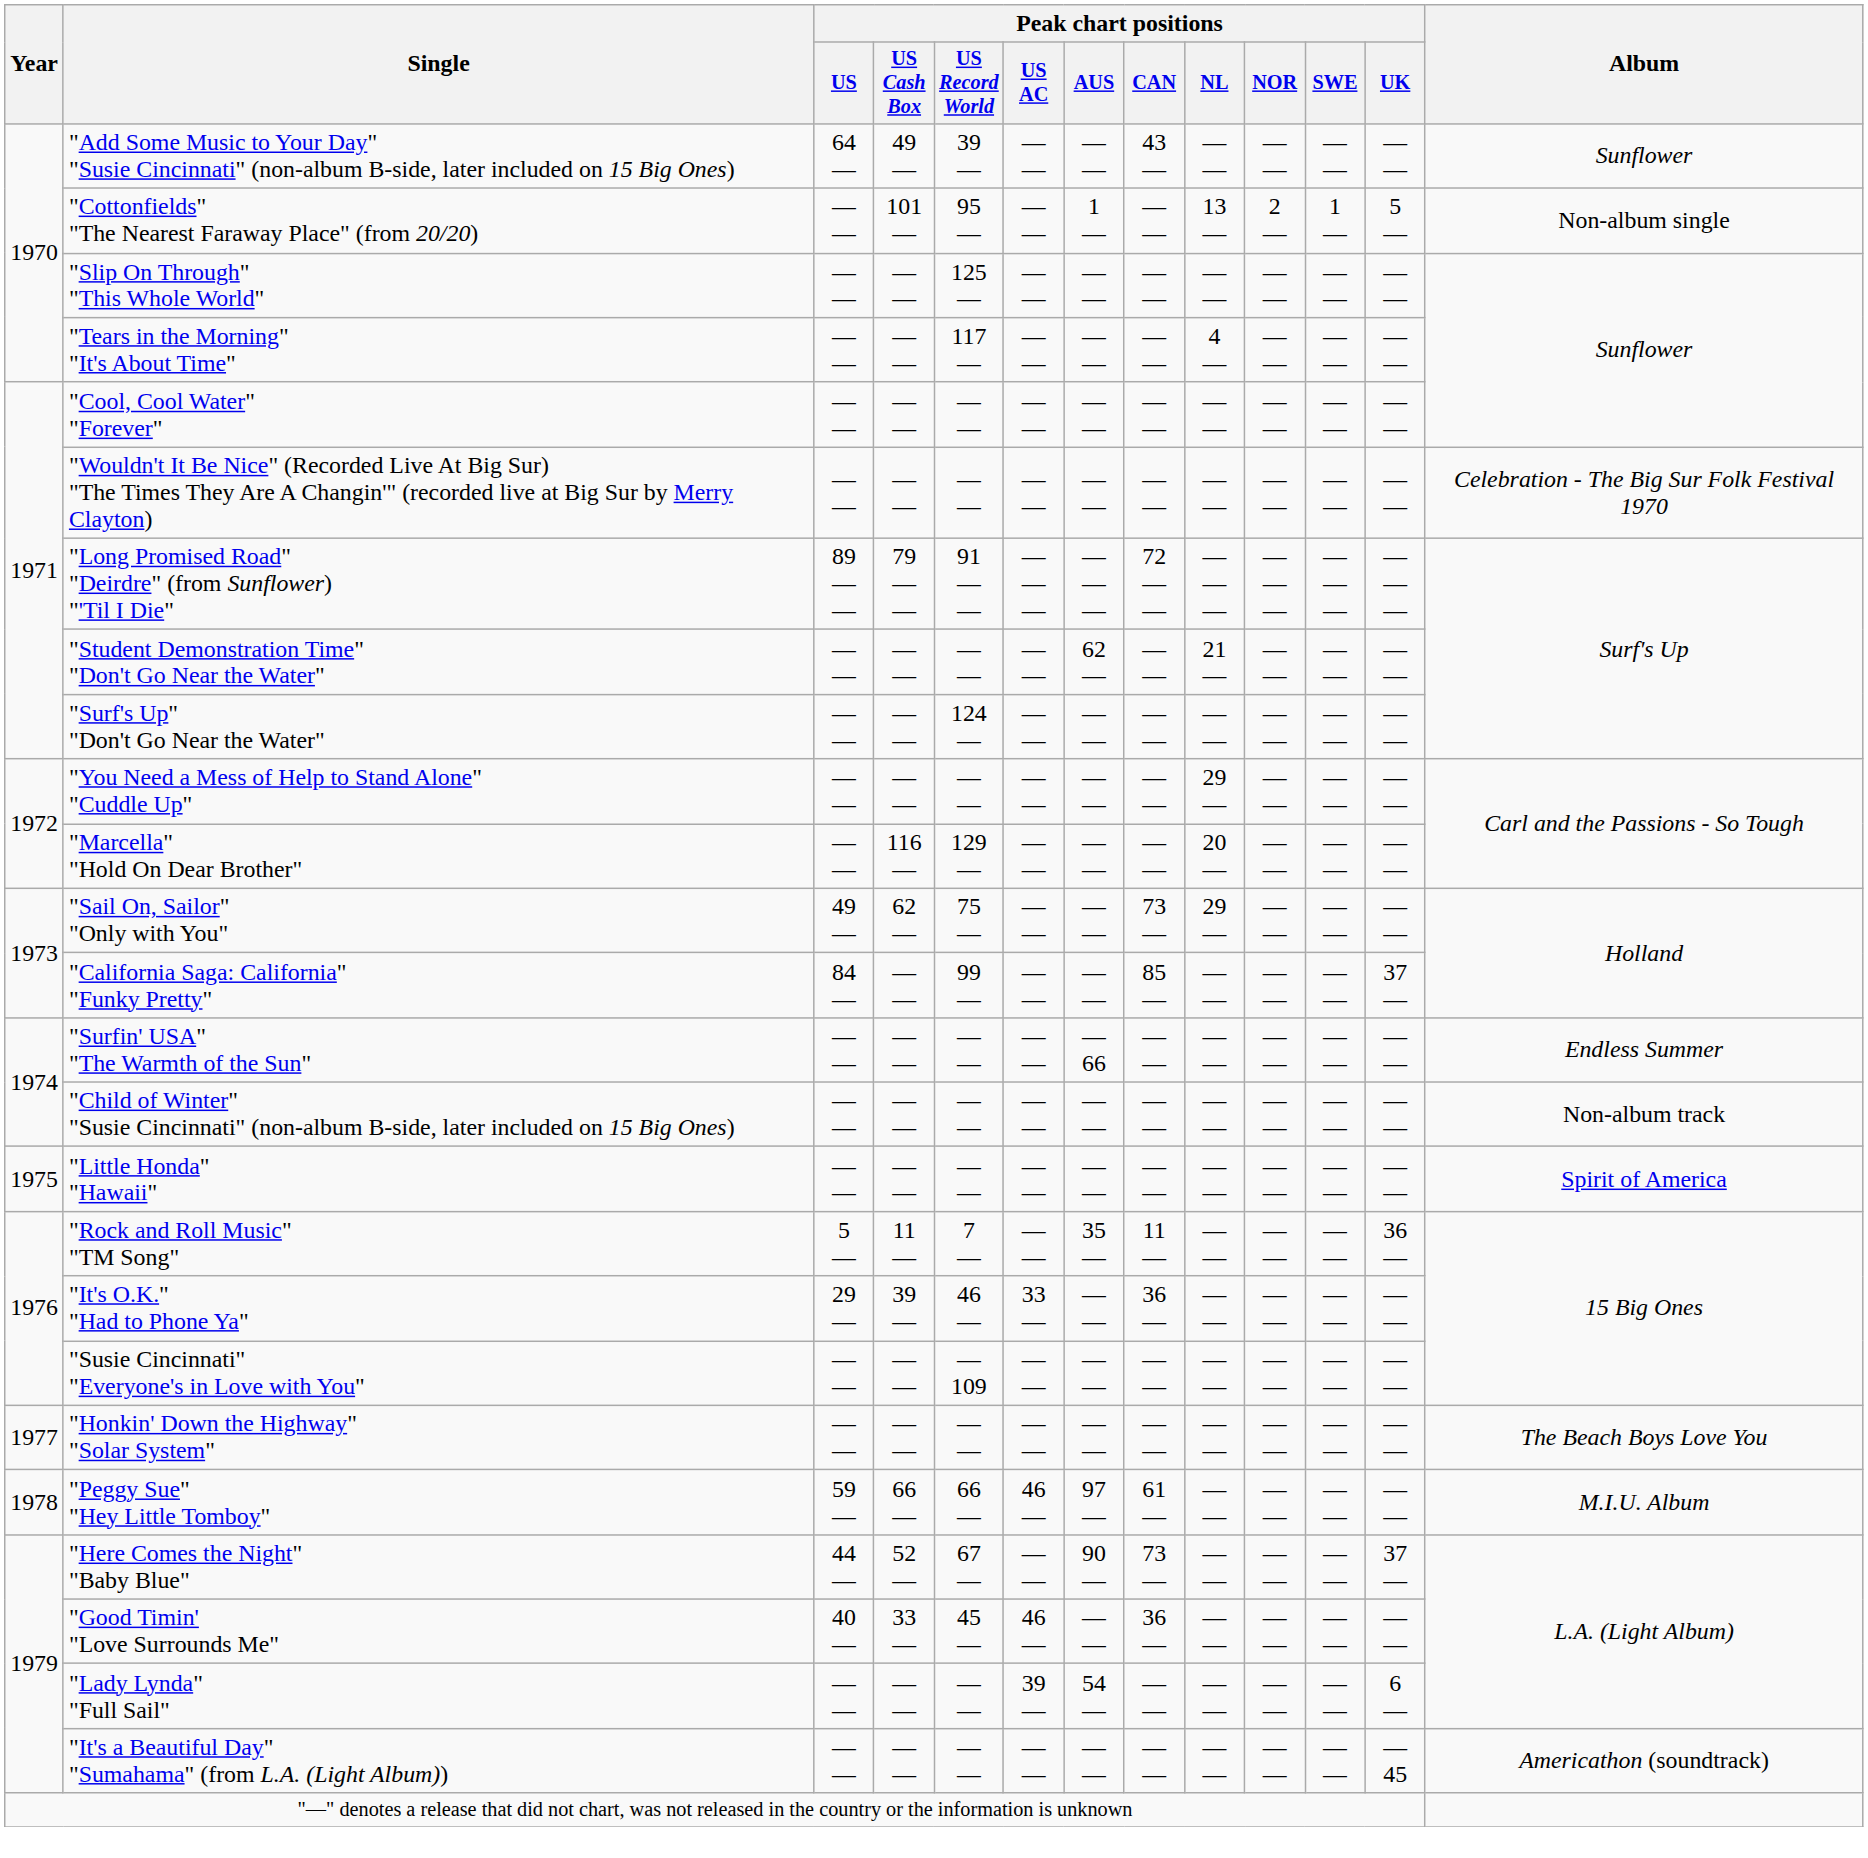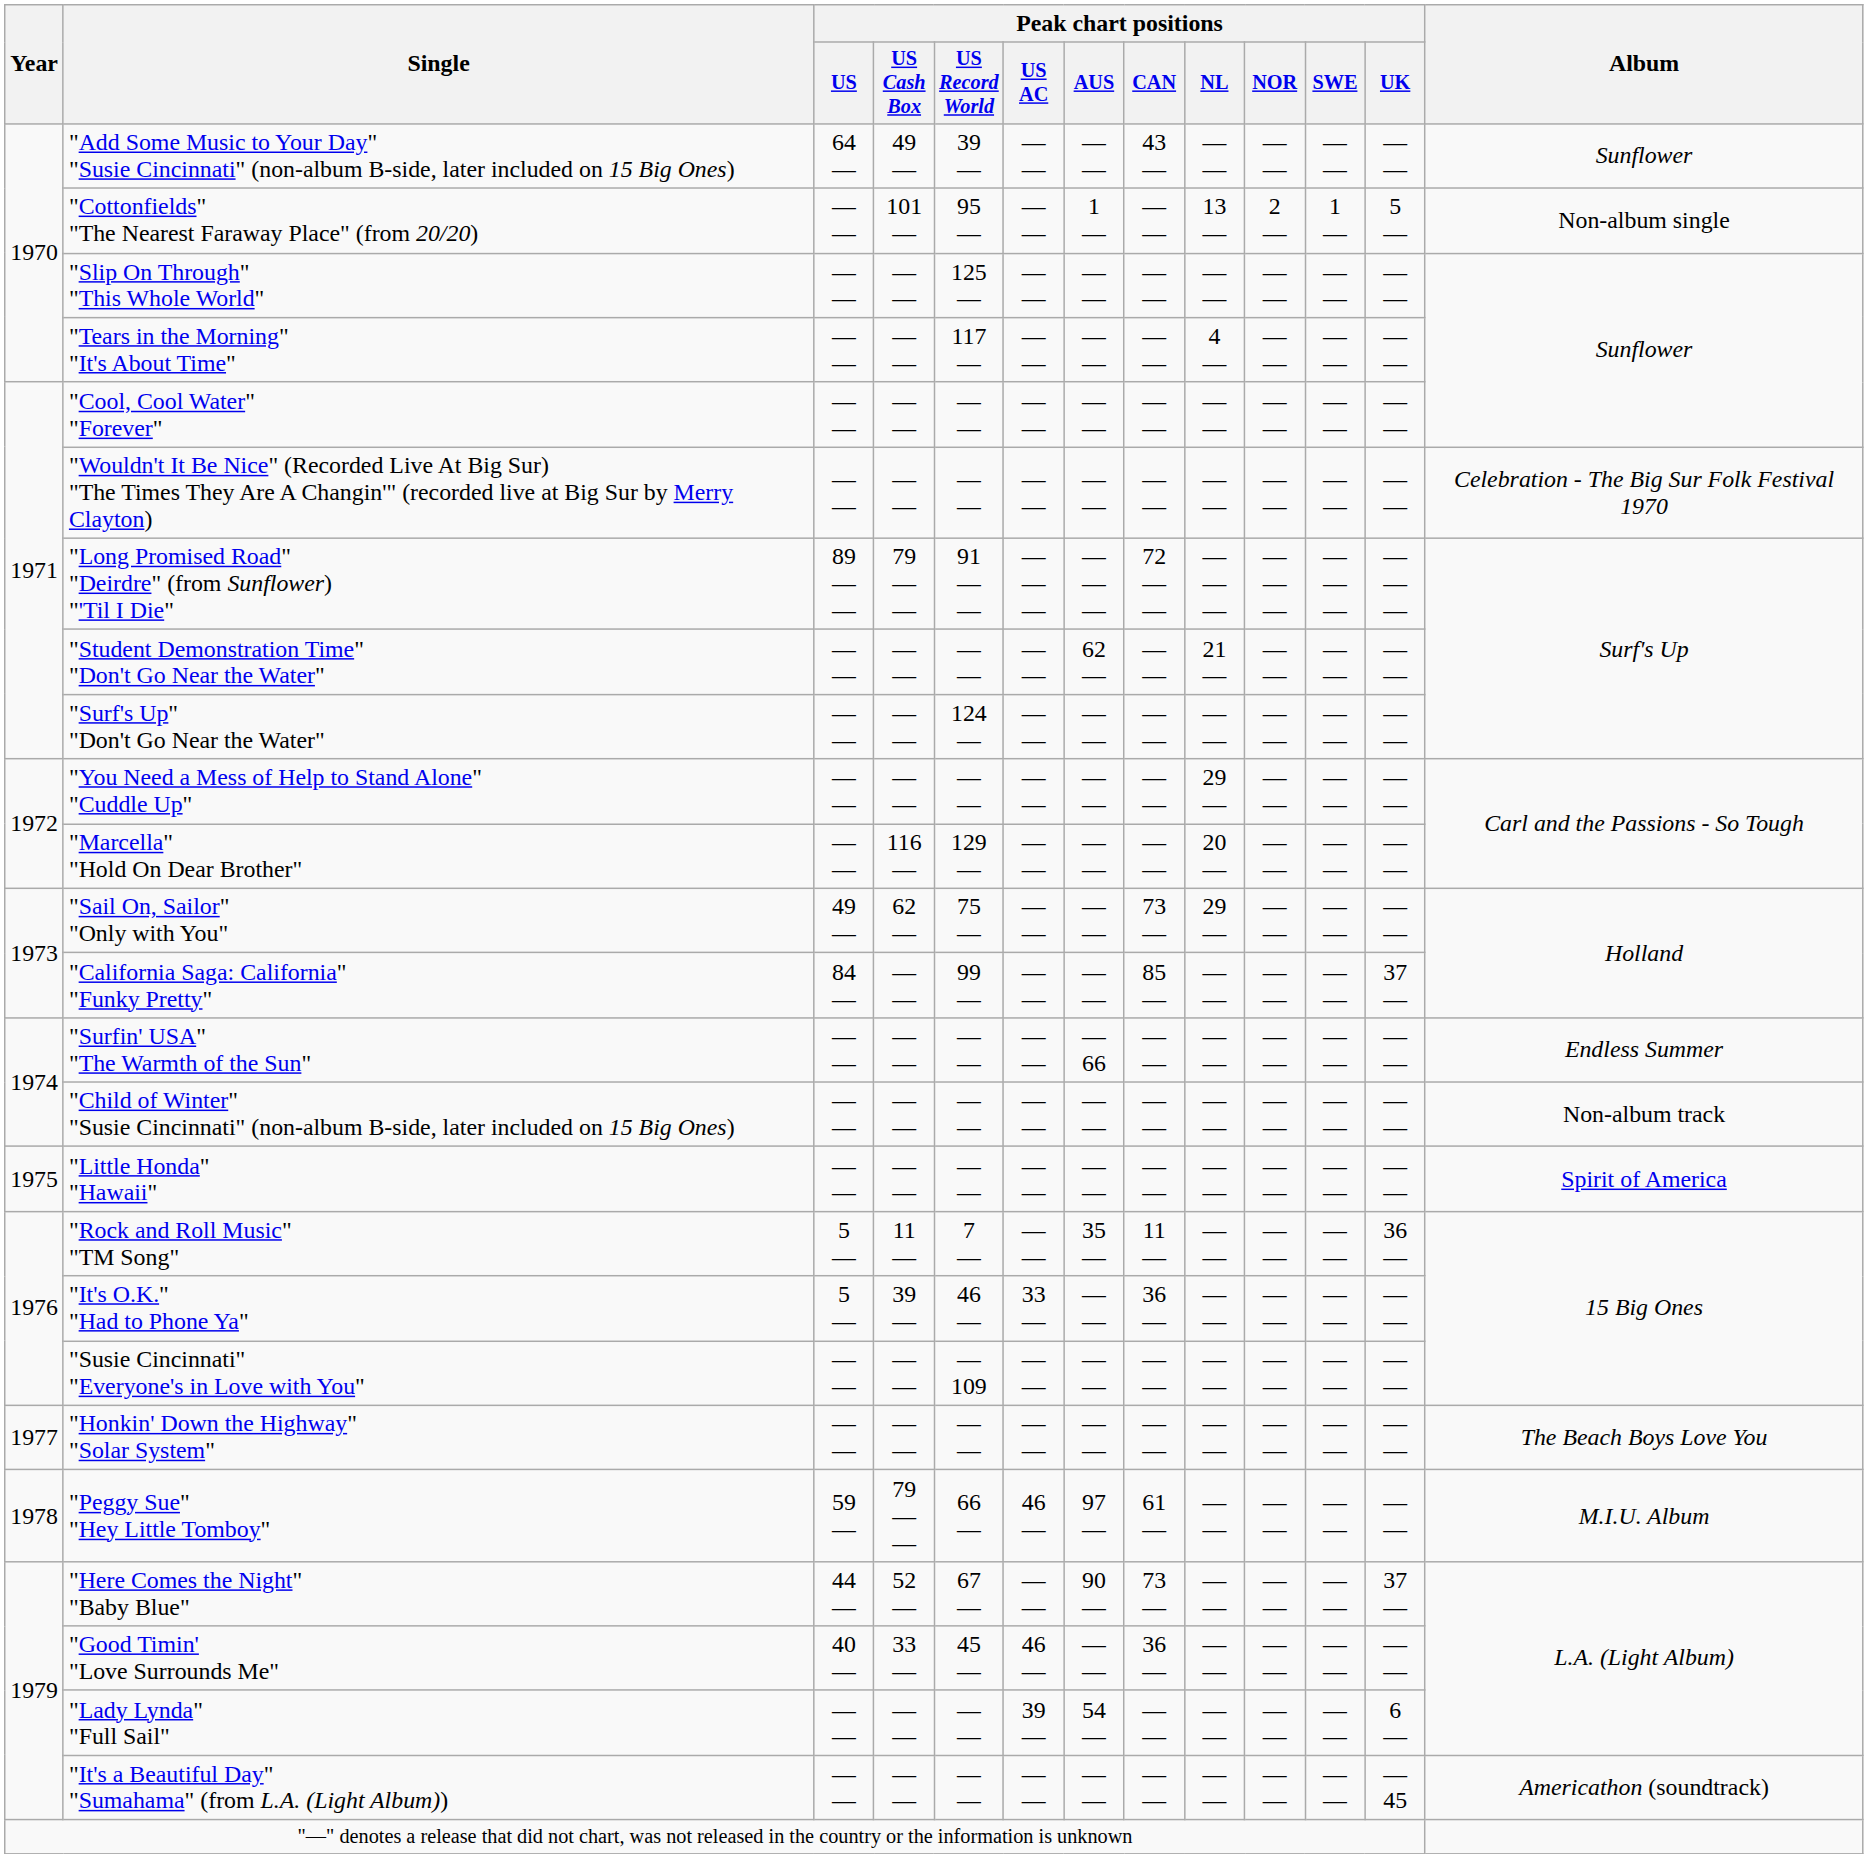(844, 1308) 29 — -> (844, 1308) 5 —
(904, 1501) 66 — -> (904, 1515) 79 — —
